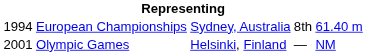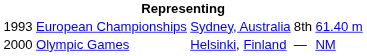(18, 26) 1994 -> (18, 26) 1993
(18, 45) 2001 -> (18, 45) 2000
